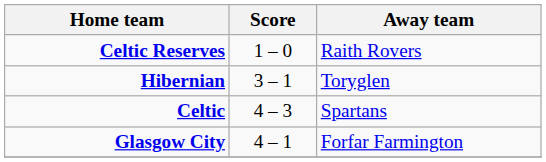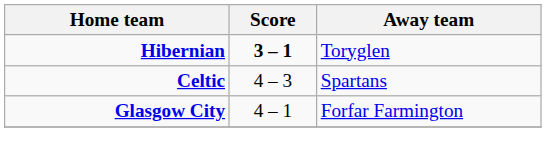- row: (162, 50)
(273, 80) normal -> (273, 50) bold
